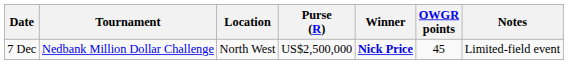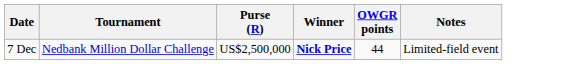- column: (248, 22)
(439, 49) 45 -> (377, 49) 44
